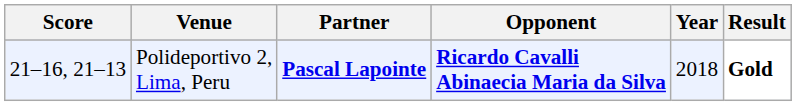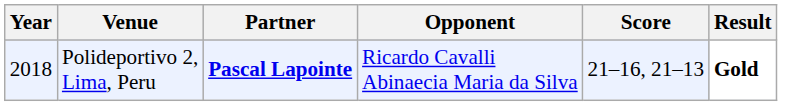columns swapped: (697, 22) <-> (68, 22)
(551, 69) bold -> (470, 69) normal
